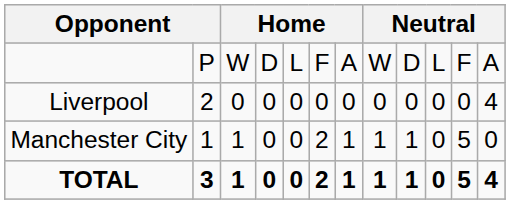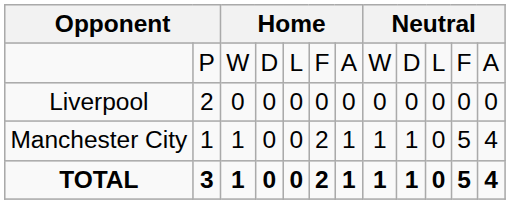(491, 101) 4 -> (491, 101) 0
(491, 140) 0 -> (491, 140) 4
